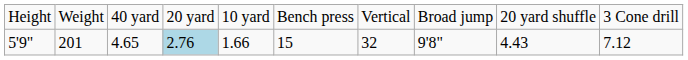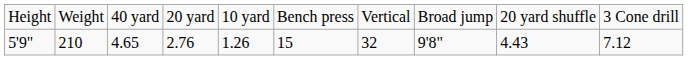(70, 42) 201 -> (70, 42) 210
(180, 42) lightblue background -> (180, 42) no background
(236, 42) 1.66 -> (236, 42) 1.26
